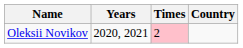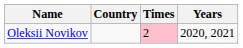columns swapped: (213, 14) <-> (121, 14)
